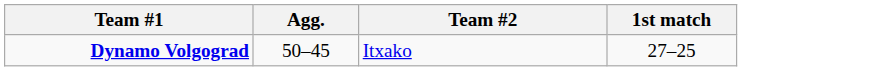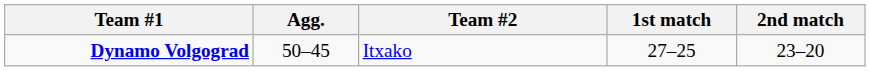+ column: (800, 19)
